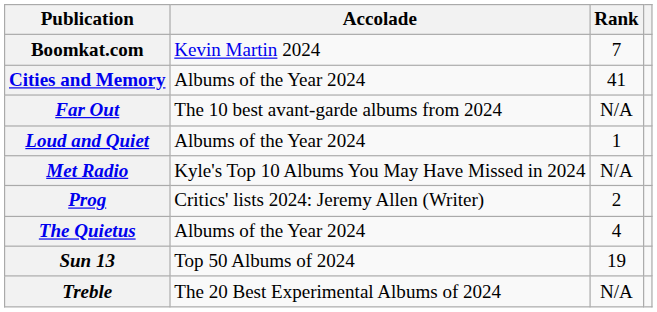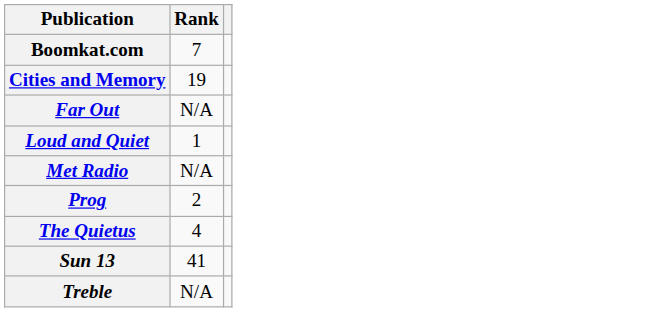- column: (380, 19)
(616, 79) 41 -> (197, 79) 19
(616, 261) 19 -> (197, 261) 41
